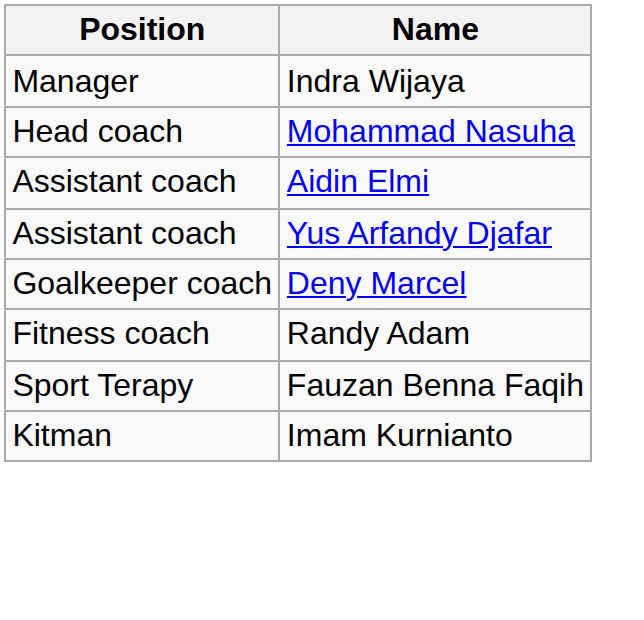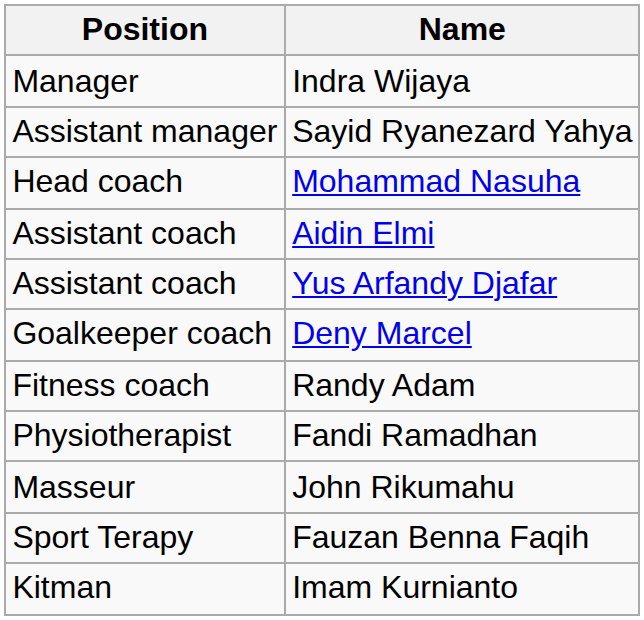+ row: (462, 131)
+ row: (415, 435)
+ row: (403, 486)
